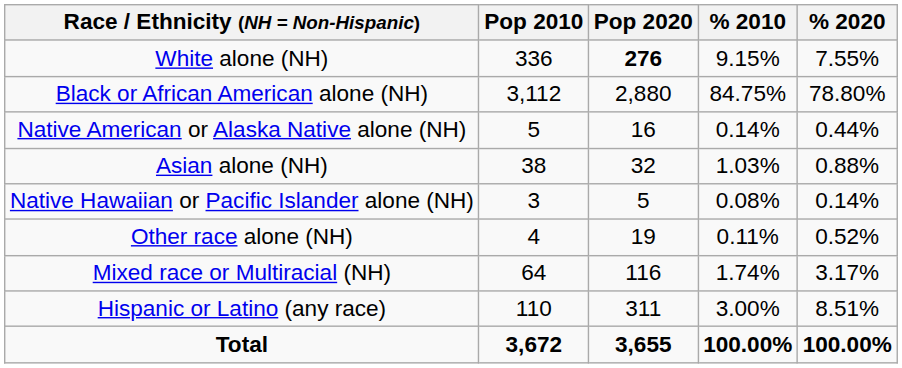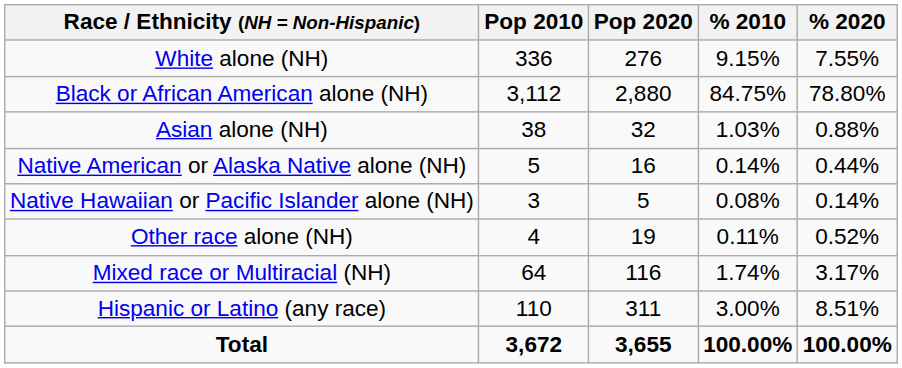(643, 58) bold -> (643, 58) normal
rows swapped: (242, 129) <-> (242, 165)
